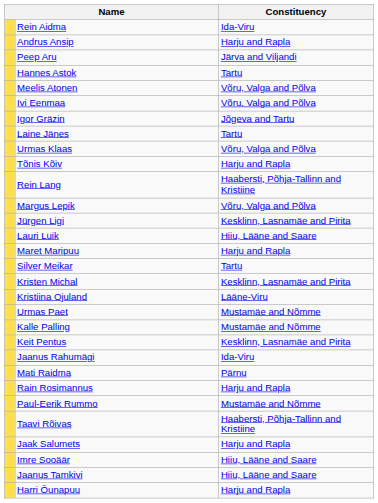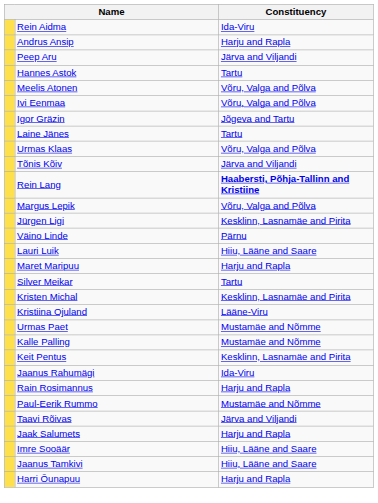(256, 164) Harju and Rapla -> (259, 164) Järva and Viljandi
(281, 184) normal -> (285, 184) bold
+ row: (42, 236)
- row: (44, 373)
(281, 424) Haabersti, Põhja-Tallinn and Kristiine -> (259, 418) Järva and Viljandi
